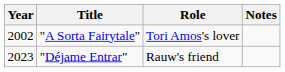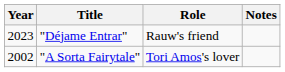rows swapped: (90, 35) <-> (84, 56)
